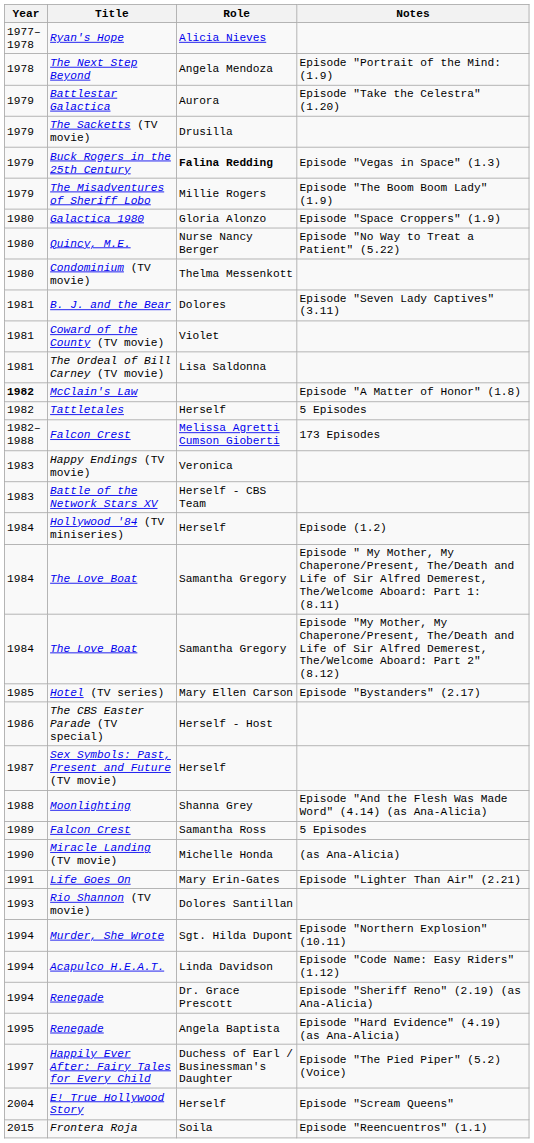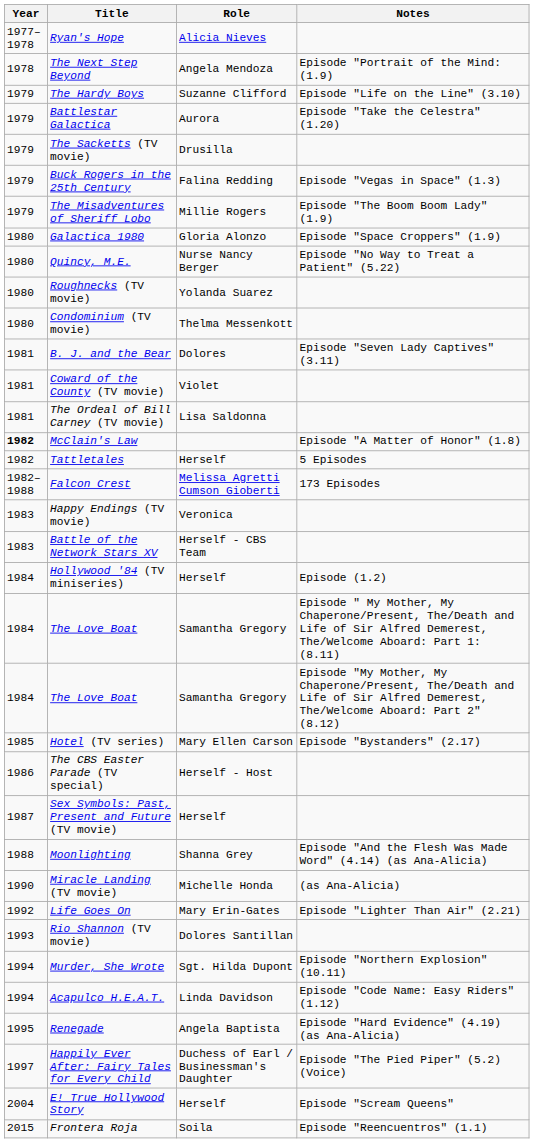+ row: (97, 94)
(226, 163) bold -> (226, 181) normal
+ row: (97, 293)
- row: (90, 830)
(21, 880) 1991 -> (21, 911) 1992
- row: (77, 998)
